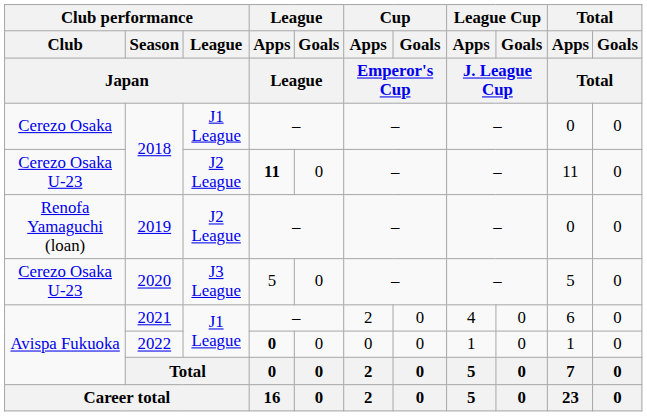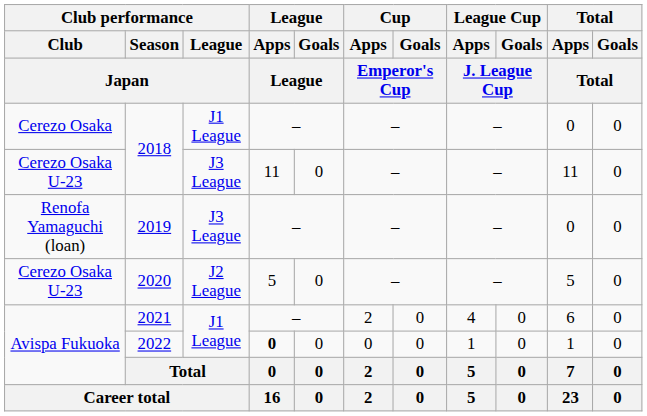(216, 171) J2 League -> (216, 171) J3 League
(272, 171) bold -> (272, 171) normal
(216, 226) J2 League -> (216, 226) J3 League
(216, 281) J3 League -> (216, 281) J2 League
